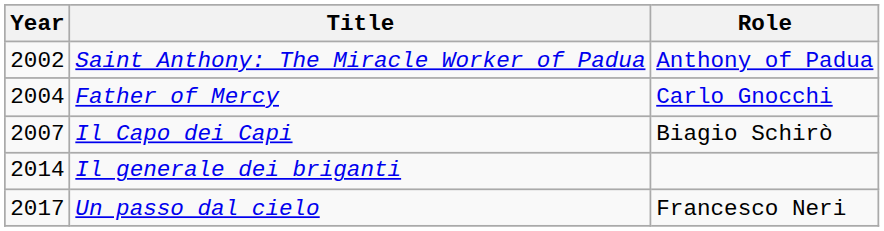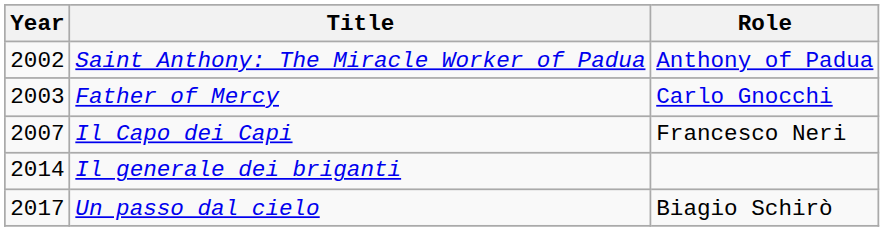(37, 97) 2004 -> (37, 97) 2003
(744, 134) Biagio Schirò -> (751, 134) Francesco Neri
(751, 208) Francesco Neri -> (744, 208) Biagio Schirò
